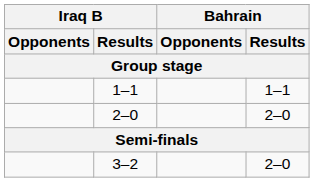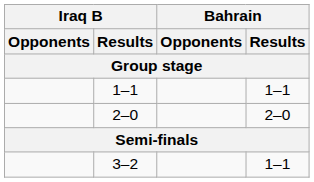(277, 164) 2–0 -> (277, 164) 1–1
